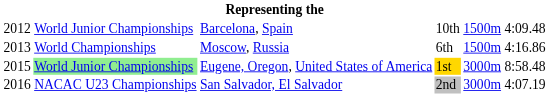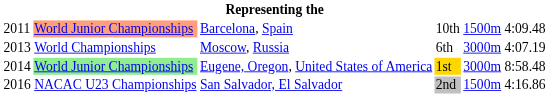(17, 28) 2012 -> (17, 28) 2011
(114, 28) no background -> (114, 28) lightsalmon background
(482, 47) 1500m -> (482, 47) 3000m
(525, 47) 4:16.86 -> (525, 47) 4:07.19
(17, 66) 2015 -> (17, 66) 2014
(482, 85) 3000m -> (482, 85) 1500m
(525, 85) 4:07.19 -> (525, 85) 4:16.86
